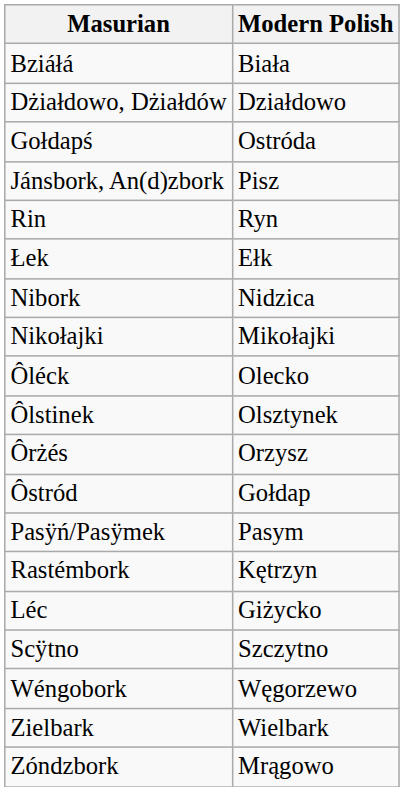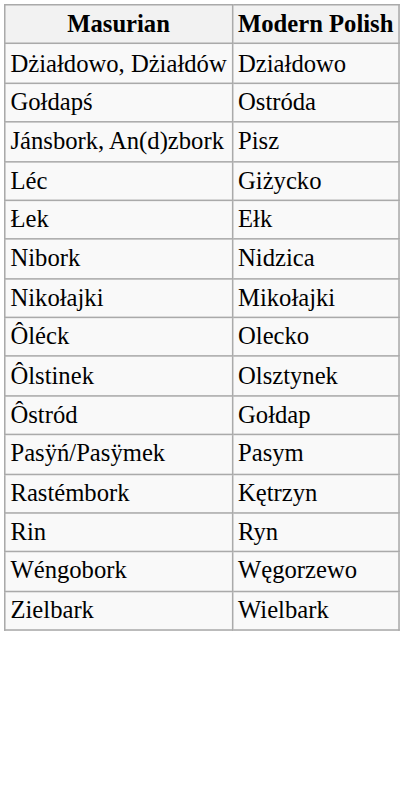- row: (42, 63)
rows swapped: (29, 610) <-> (28, 219)
- row: (39, 453)
- row: (45, 649)
- row: (65, 766)
